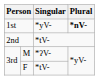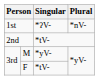(43, 25) *yV- -> (43, 25) *ʔV-
(78, 25) bold -> (78, 25) normal
(43, 54) *ʔV- -> (43, 54) *yV-
